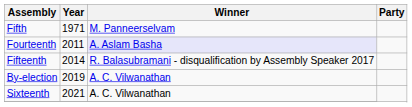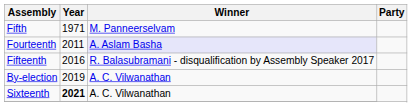(73, 61) 2014 -> (73, 61) 2016
(73, 93) normal -> (73, 93) bold
